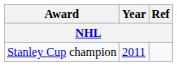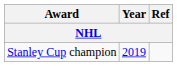(134, 52) 2011 -> (134, 52) 2019
